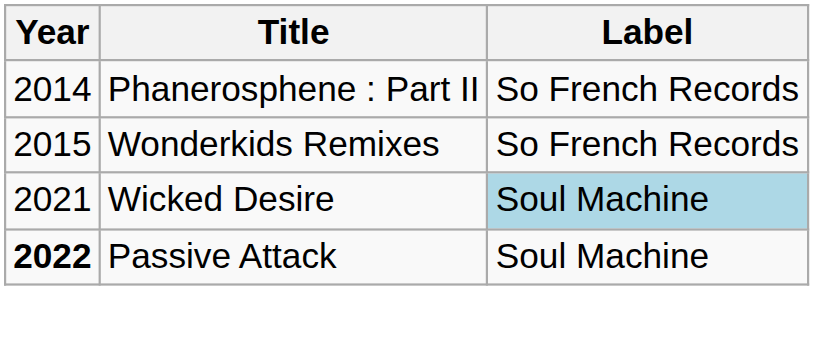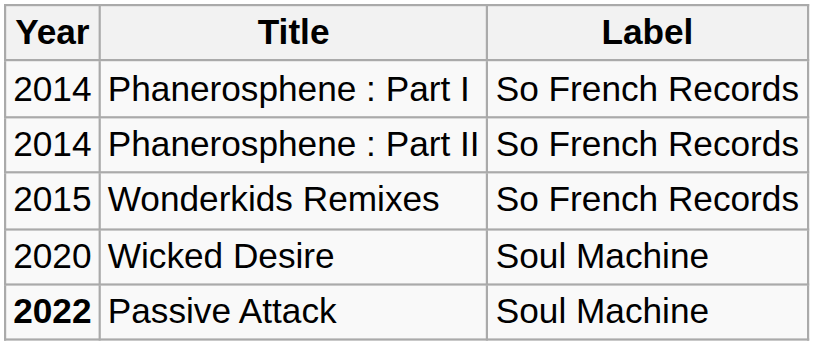+ row: (289, 88)
(52, 199) 2021 -> (52, 255) 2020
(602, 199) lightblue background -> (602, 255) no background
